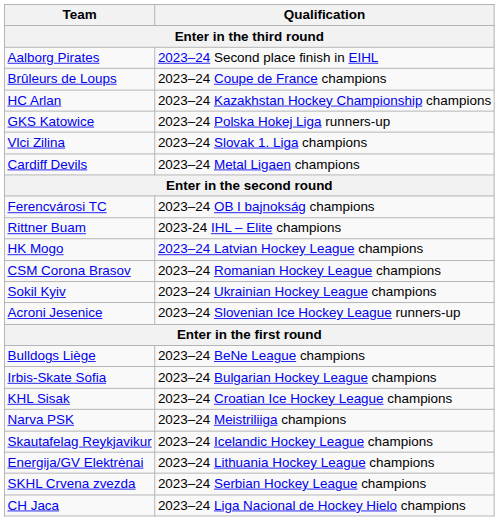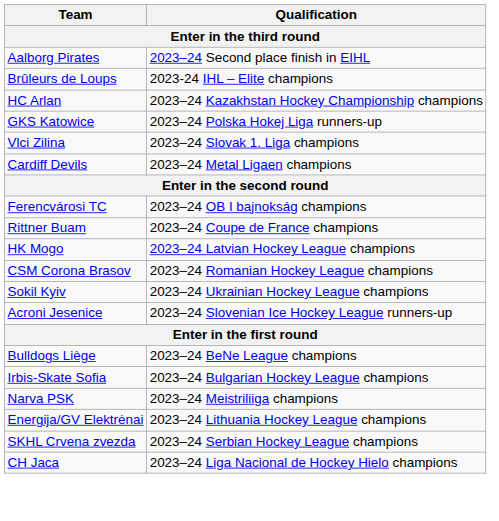(272, 79) 2023–24 Coupe de France champions -> (241, 79) 2023-24 IHL – Elite champions
(250, 228) 2023-24 IHL – Elite champions -> (264, 228) 2023–24 Coupe de France champions
- row: (39, 398)
- row: (80, 441)
